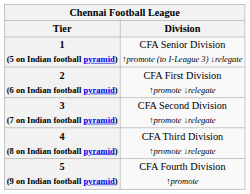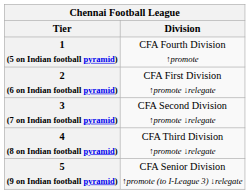(182, 52) CFA Senior Division ↑promote (to I-League 3) ↓relegate -> (182, 52) CFA Fourth Division ↑promote
(182, 173) CFA Fourth Division ↑promote -> (182, 173) CFA Senior Division ↑promote (to I-League 3) ↓relegate
